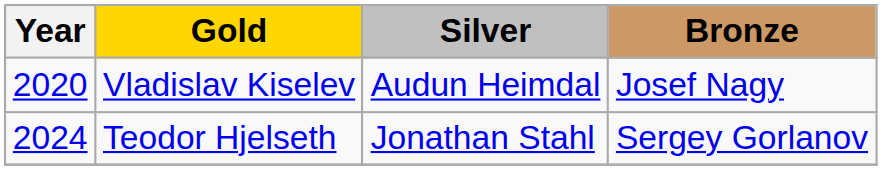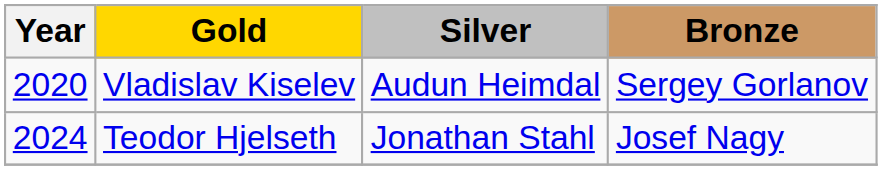(700, 84) Josef Nagy -> (742, 84) Sergey Gorlanov
(742, 137) Sergey Gorlanov -> (700, 137) Josef Nagy
